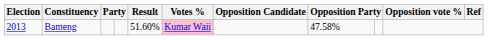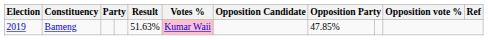(16, 27) 2013 -> (16, 27) 2019
(145, 27) 51.60% -> (145, 27) 51.63%
(325, 27) 47.58% -> (325, 27) 47.85%
